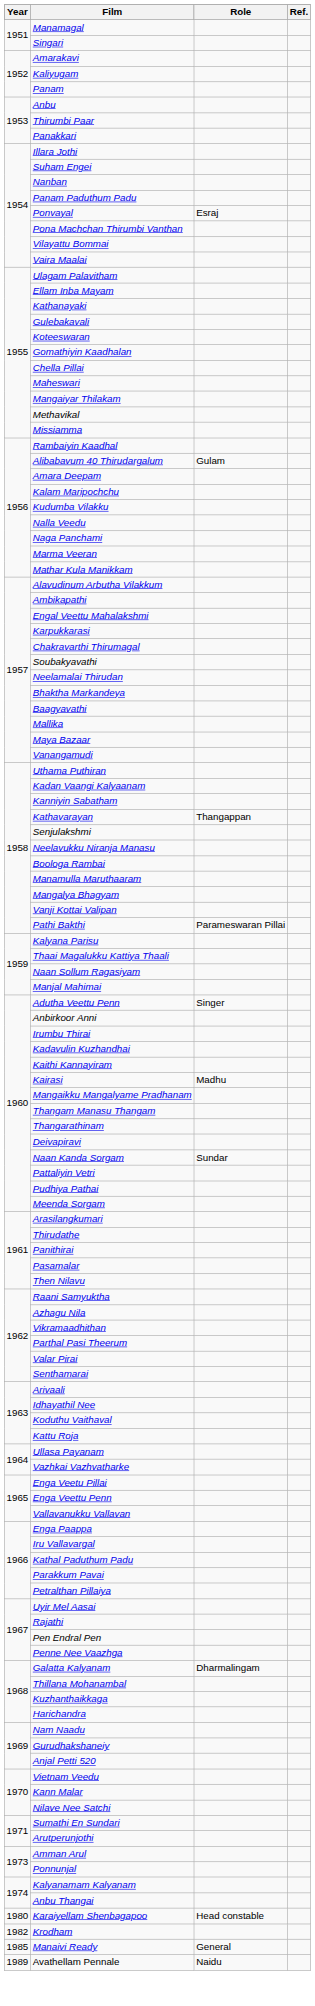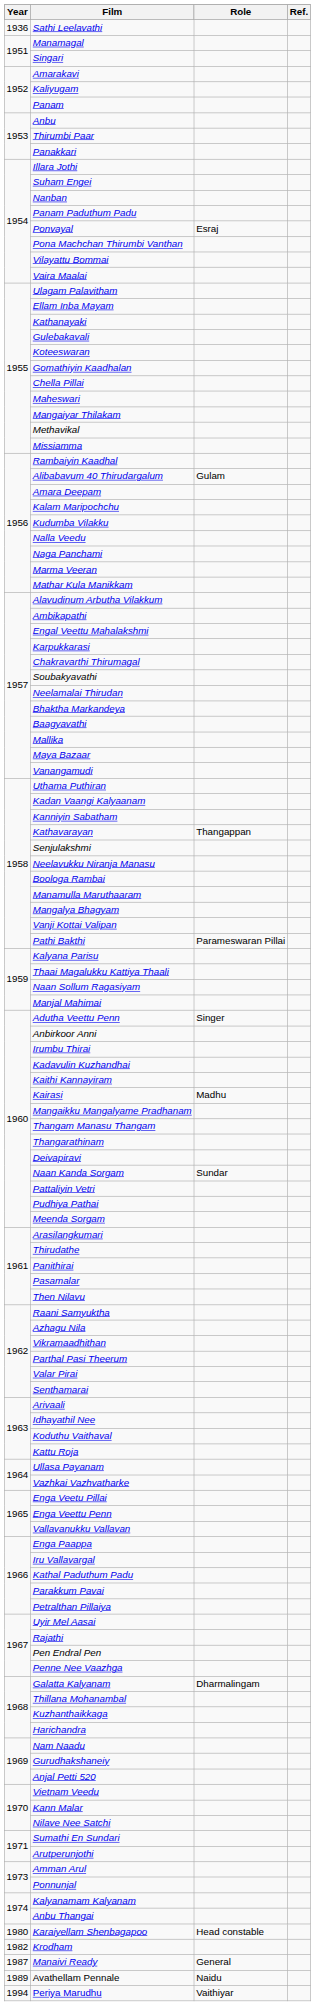+ row: (67, 27)
(17, 1947) 1985 -> (17, 1962) 1987
+ row: (67, 1993)
